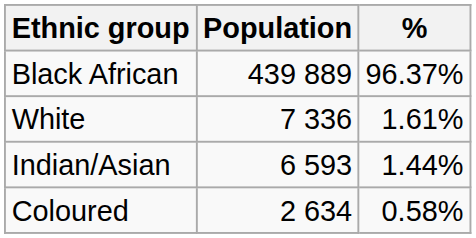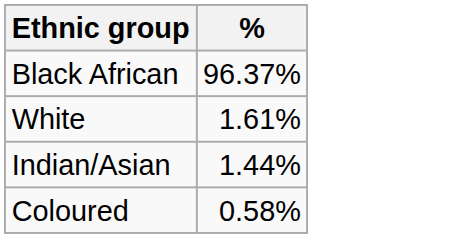- column: (278, 28)
